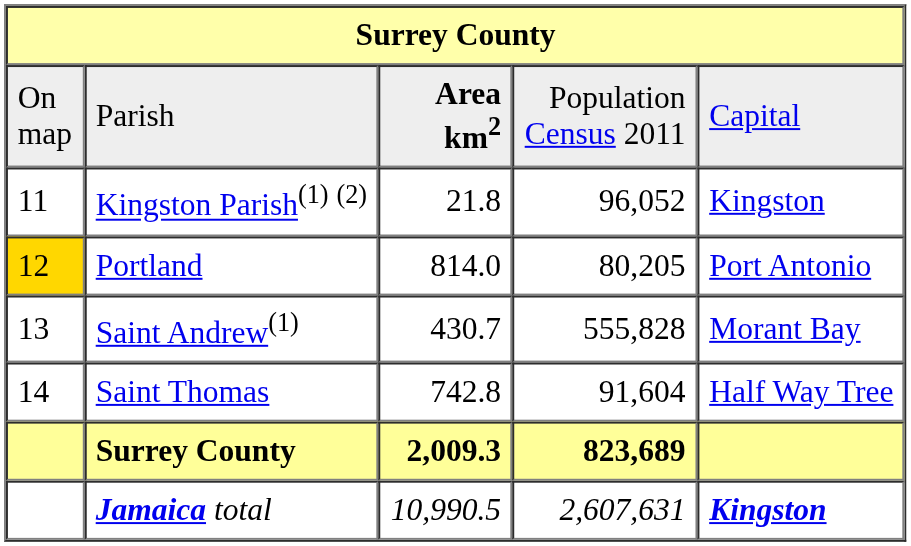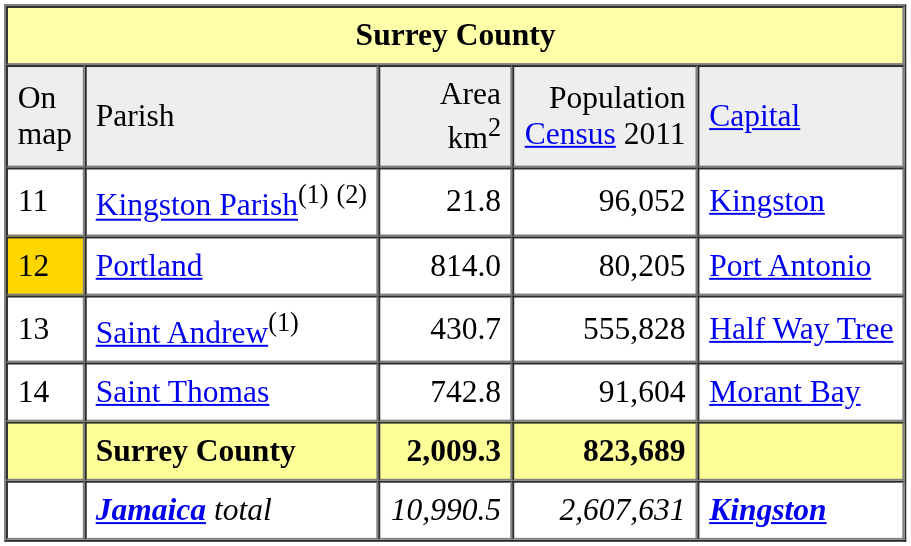(468, 116) bold -> (470, 116) normal
(785, 328) Morant Bay -> (801, 328) Half Way Tree
(801, 391) Half Way Tree -> (785, 391) Morant Bay
